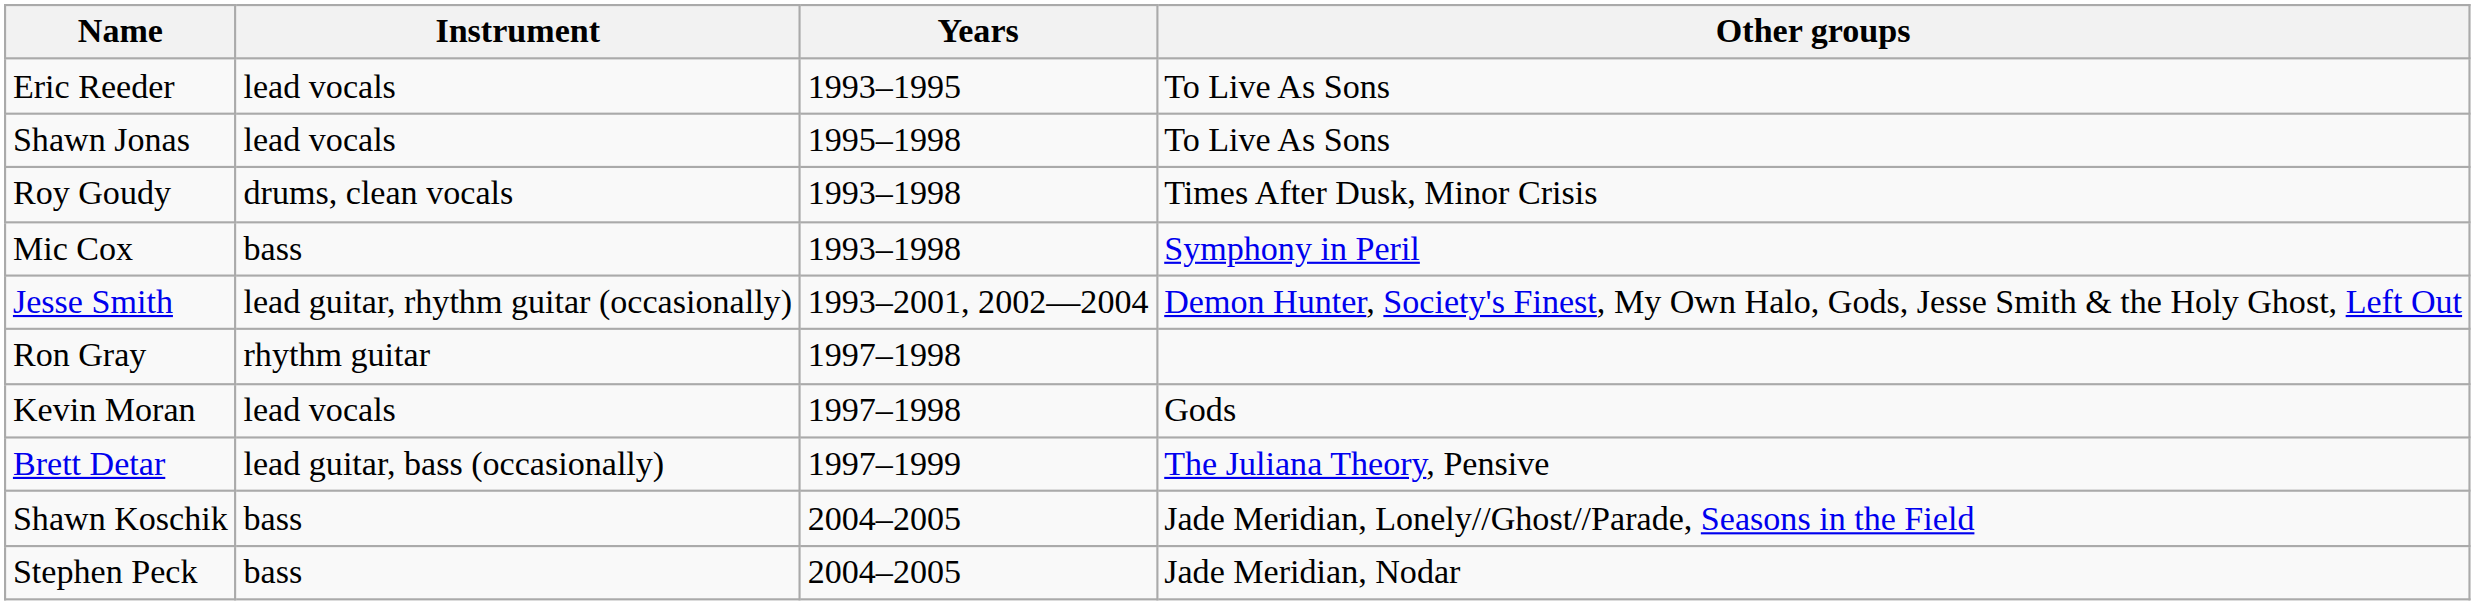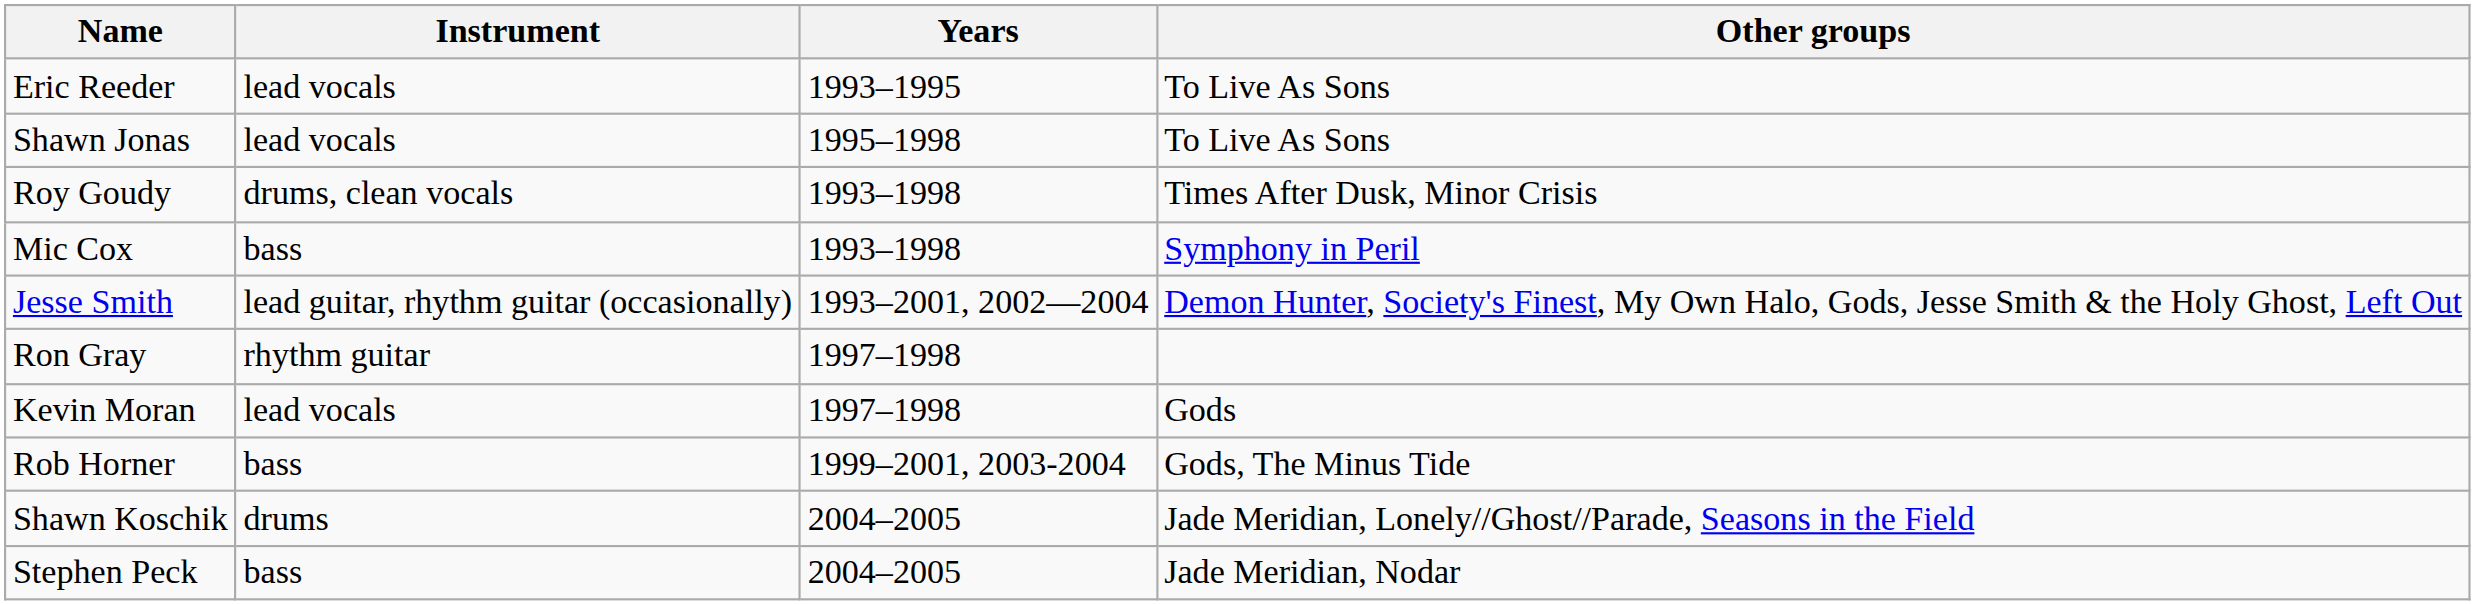- row: (89, 463)
+ row: (94, 463)
(273, 517) bass -> (286, 517) drums
